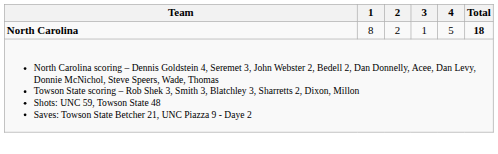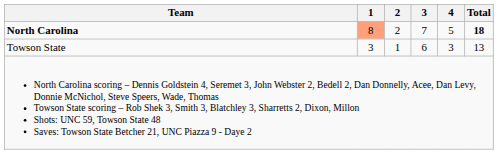(371, 30) no background -> (371, 30) lightsalmon background
(424, 30) 1 -> (424, 30) 7
+ row: (36, 47)
